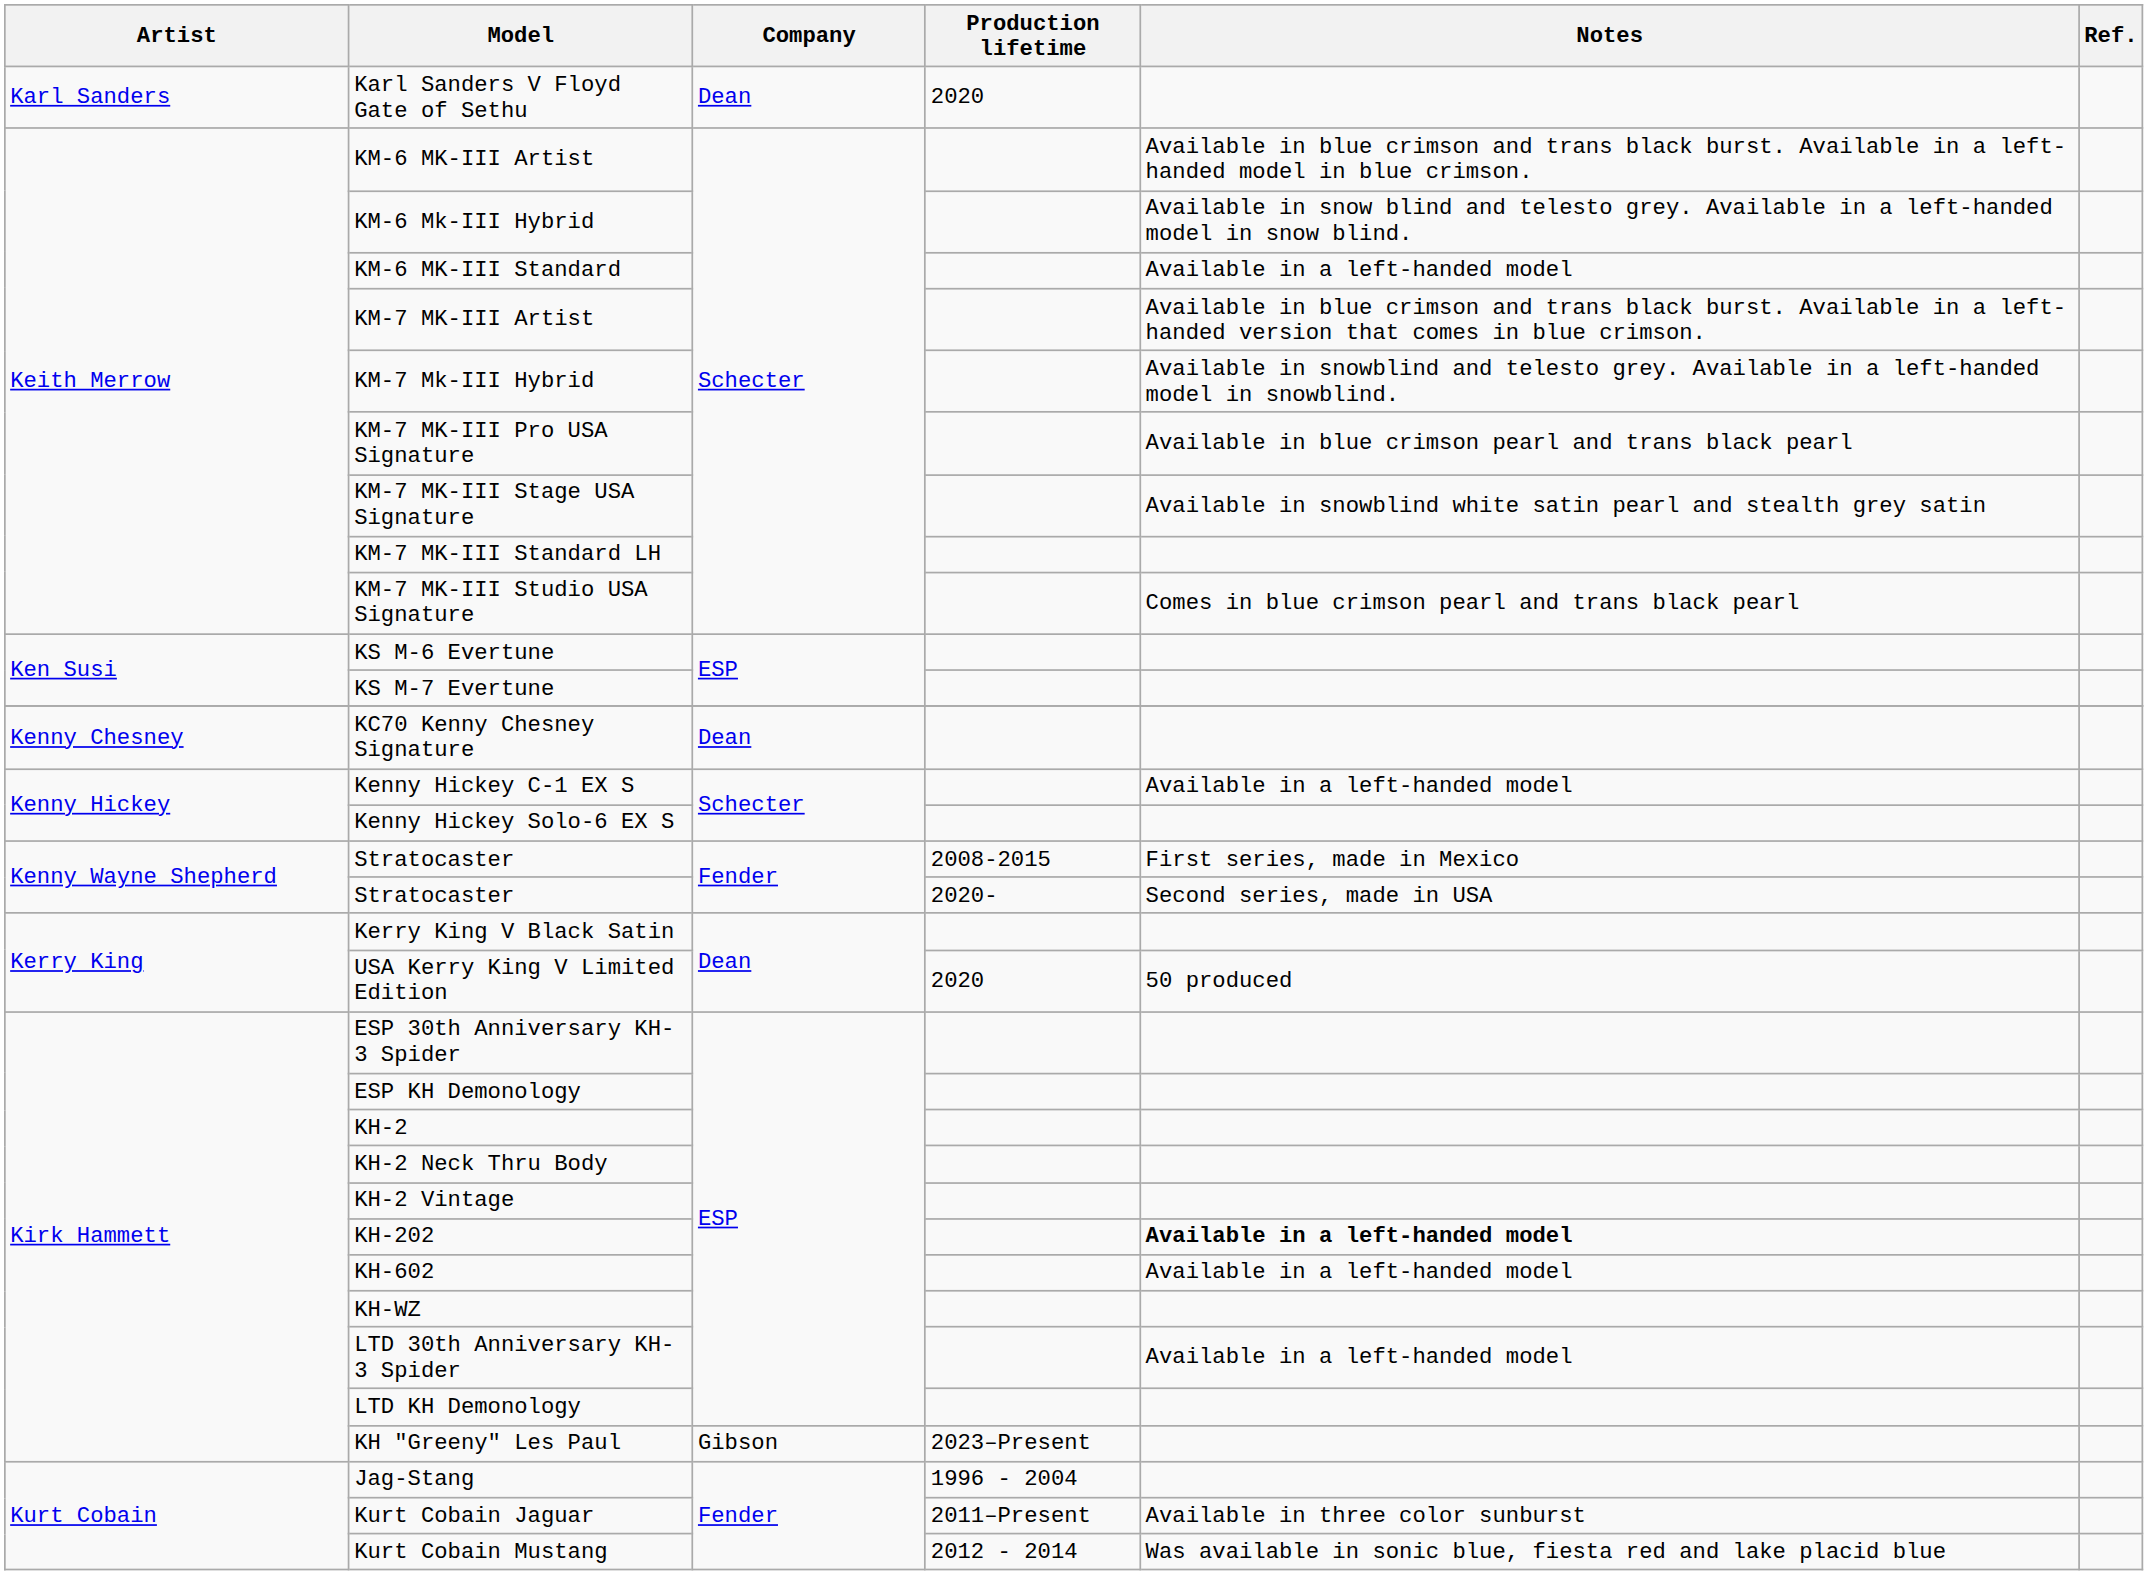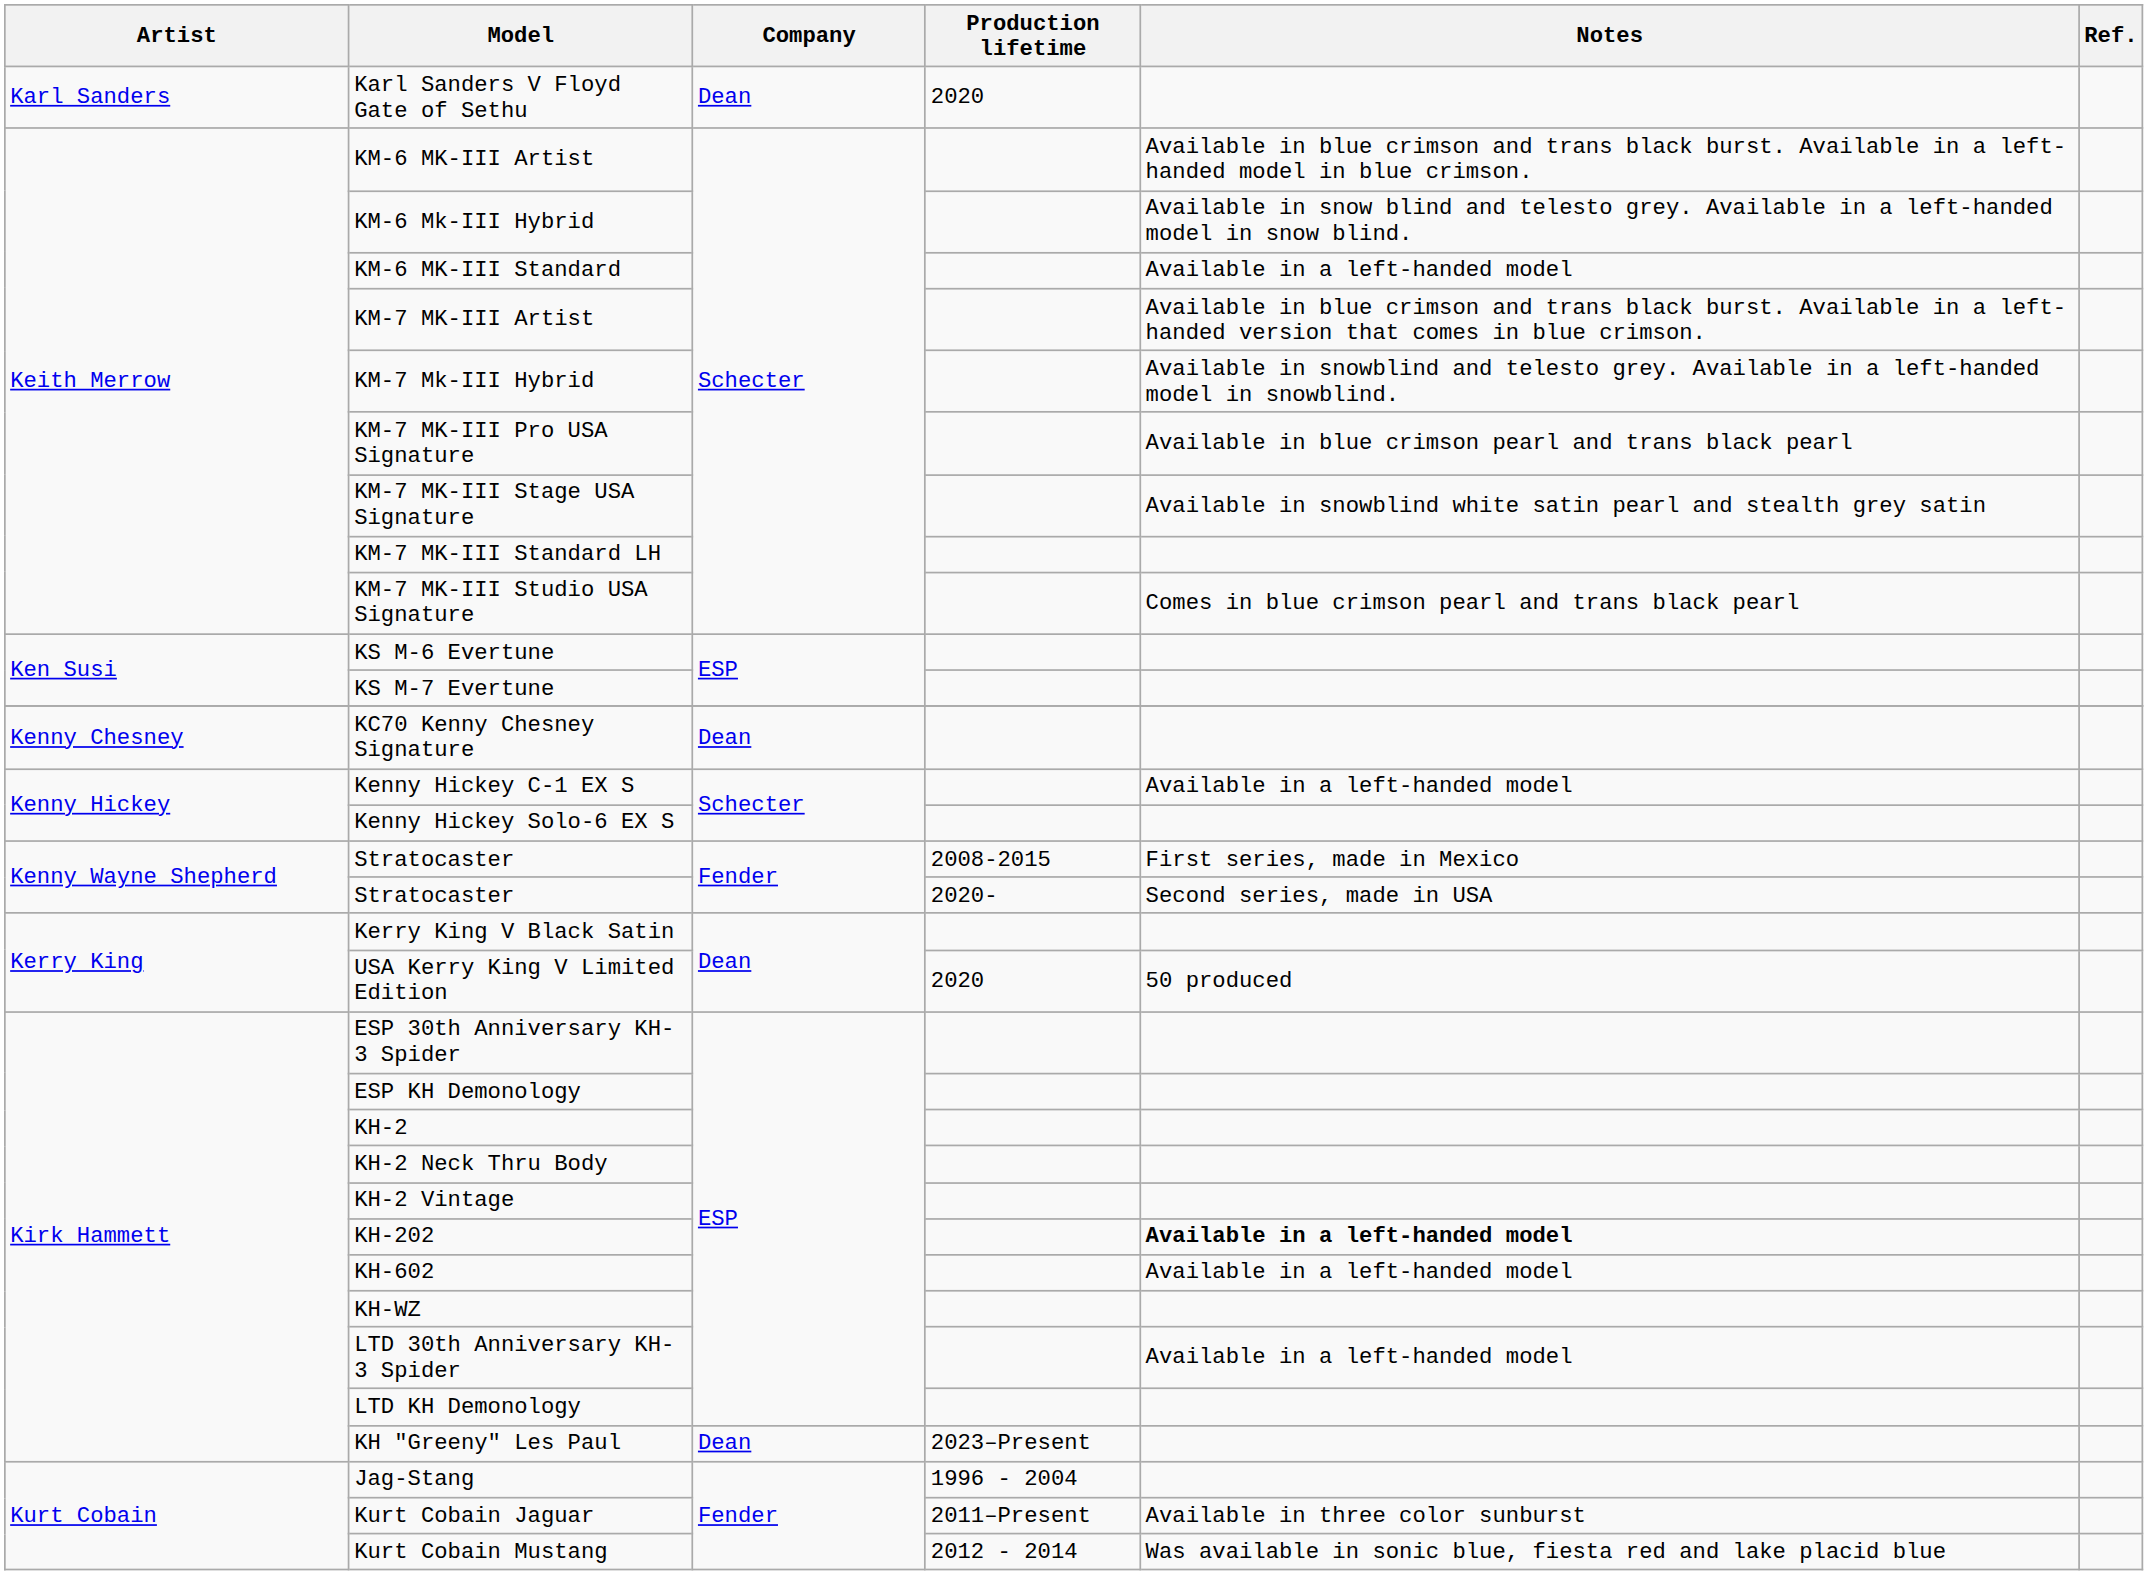(738, 1443) Gibson -> (725, 1443) Dean
